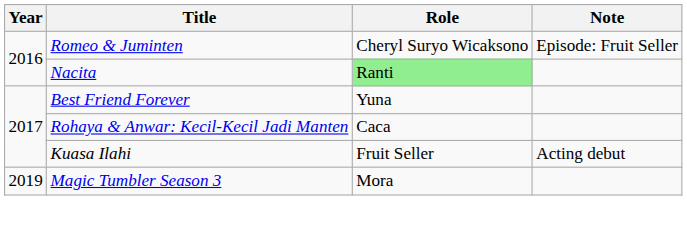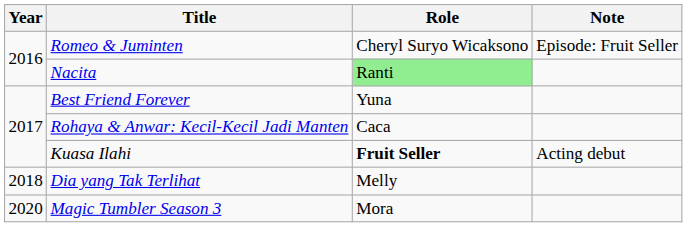(395, 153) normal -> (398, 153) bold
+ row: (125, 180)
(26, 180) 2019 -> (26, 208) 2020
